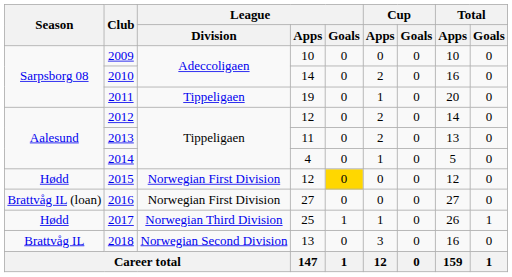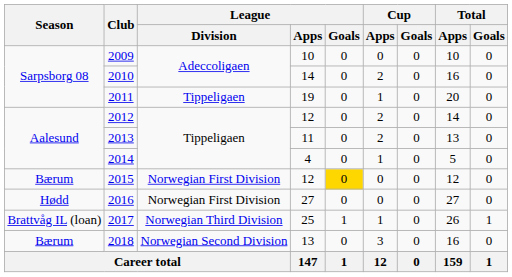(54, 179) Hødd -> (54, 179) Bærum
(54, 199) Brattvåg IL (loan) -> (54, 199) Hødd
(54, 220) Hødd -> (54, 220) Brattvåg IL (loan)
(54, 240) Brattvåg IL -> (54, 240) Bærum
